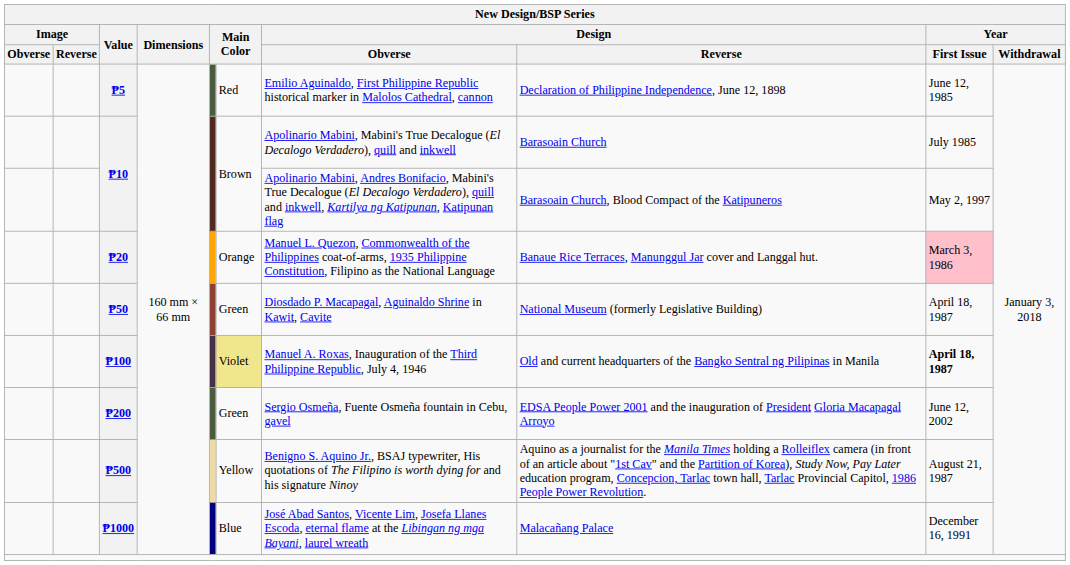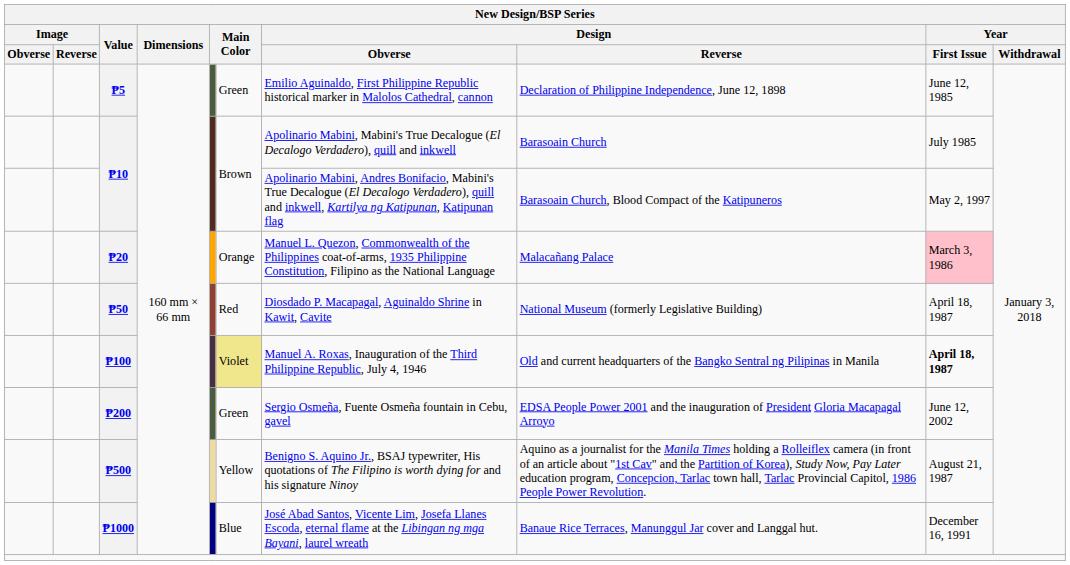(228, 90) Red -> (234, 90) Green
(669, 257) Banaue Rice Terraces, Manunggul Jar cover and Langgal hut. -> (566, 257) Malacañang Palace
(234, 309) Green -> (228, 309) Red
(566, 528) Malacañang Palace -> (669, 528) Banaue Rice Terraces, Manunggul Jar cover and Langgal hut.
